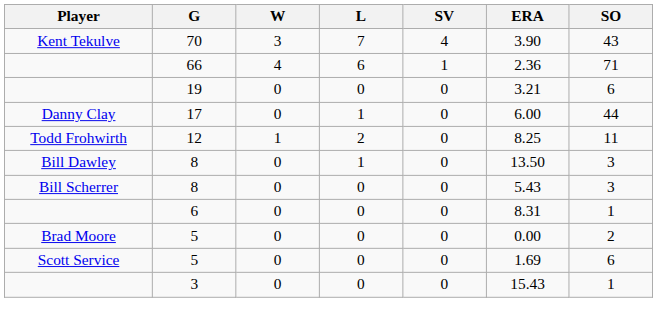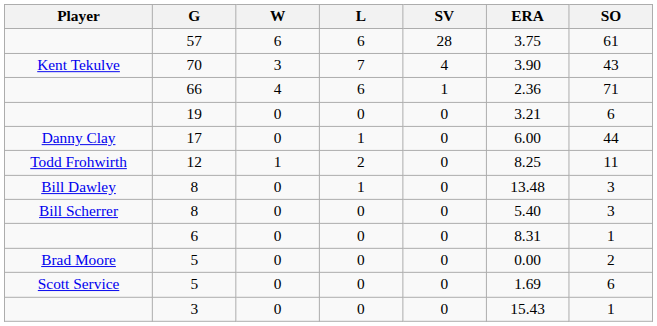+ row: (79, 41)
(528, 162) 13.50 -> (528, 187) 13.48
(528, 187) 5.43 -> (528, 211) 5.40
